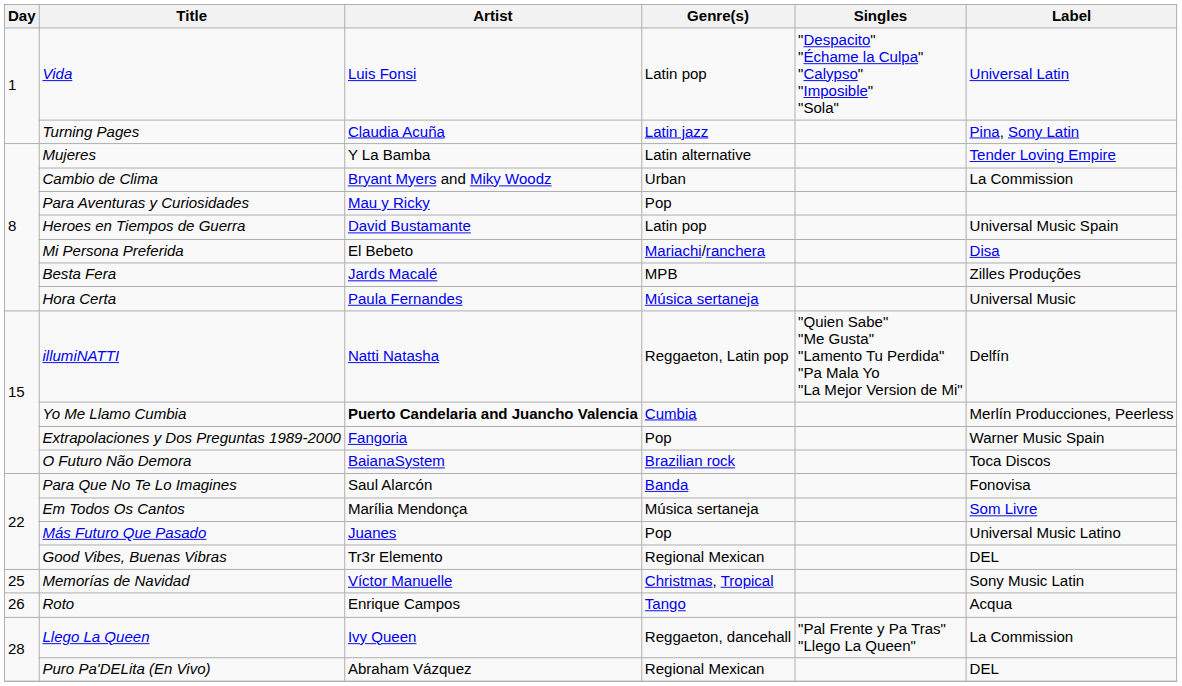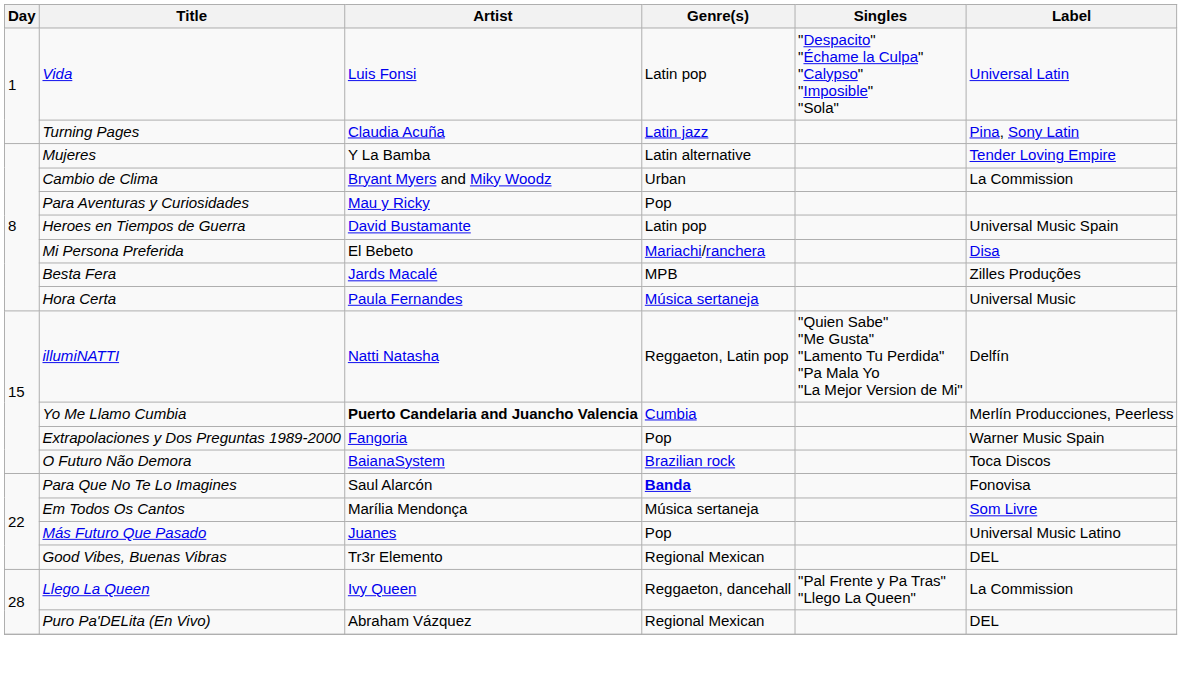(667, 485) normal -> (668, 485) bold
- row: (116, 581)
- row: (58, 604)
